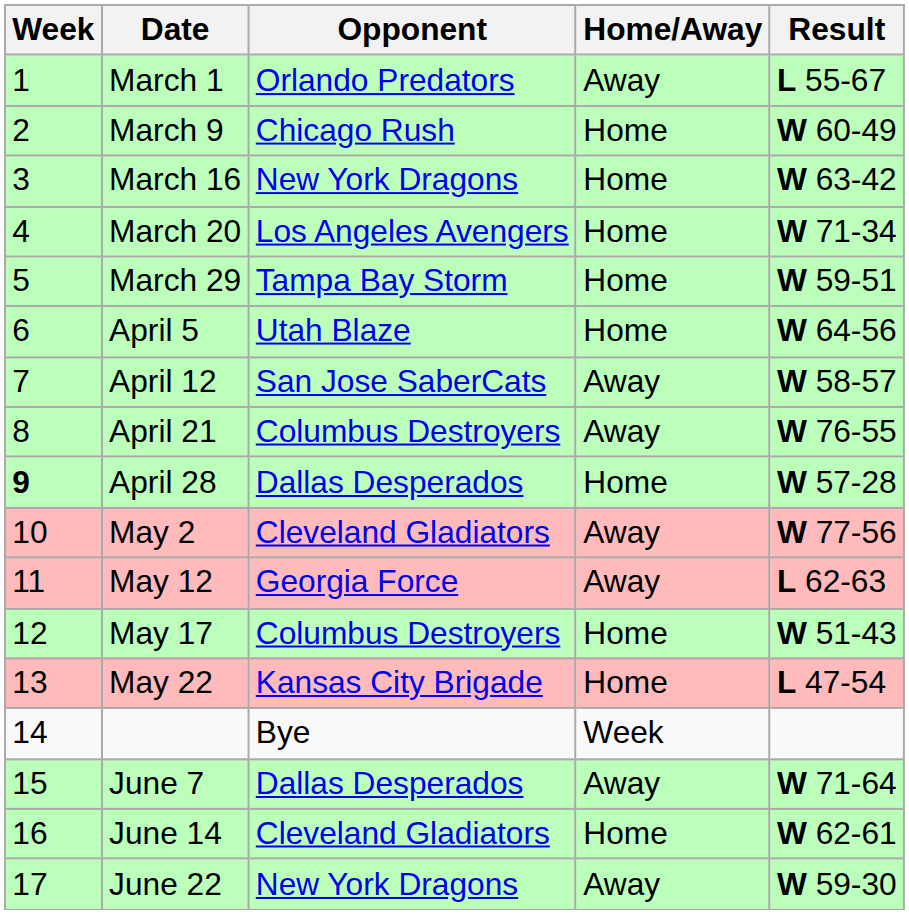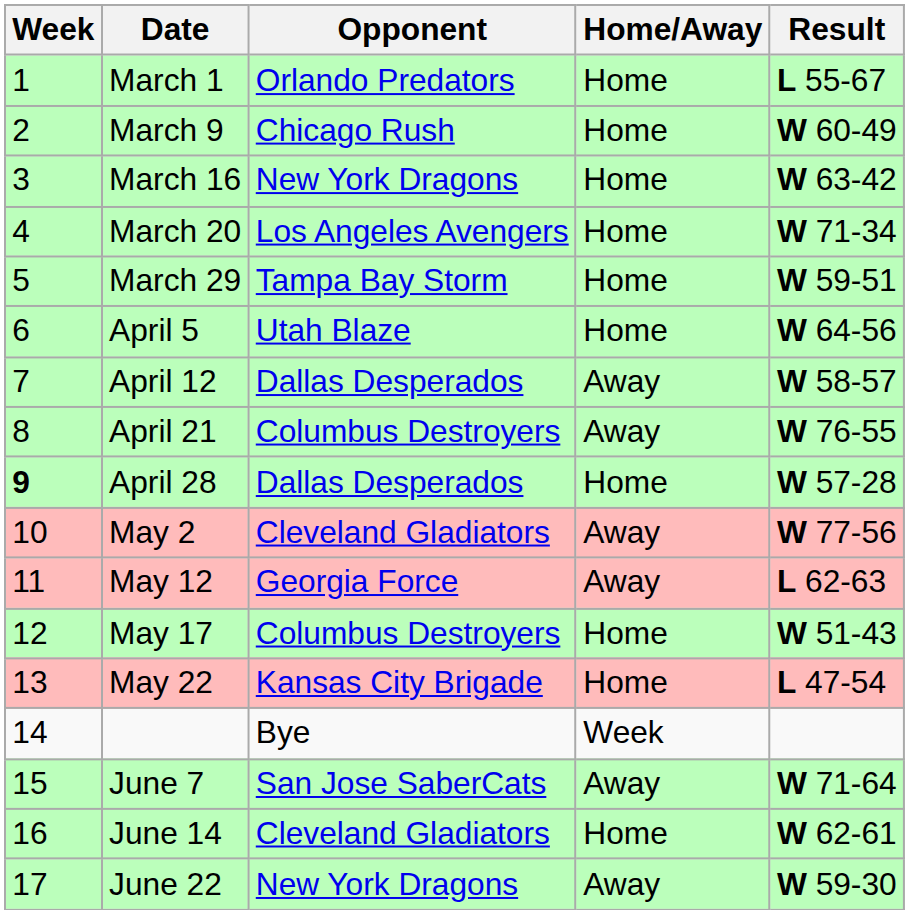(622, 79) Away -> (626, 79) Home
(401, 381) San Jose SaberCats -> (390, 381) Dallas Desperados
(390, 783) Dallas Desperados -> (401, 783) San Jose SaberCats
